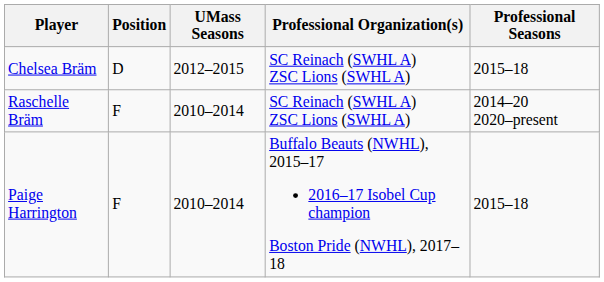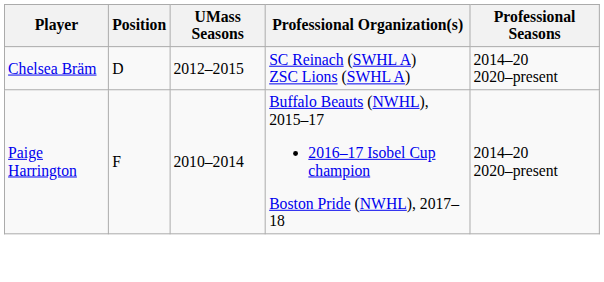(501, 68) 2015–18 -> (516, 68) 2014–20 2020–present
- row: (39, 110)
(501, 204) 2015–18 -> (516, 161) 2014–20 2020–present
